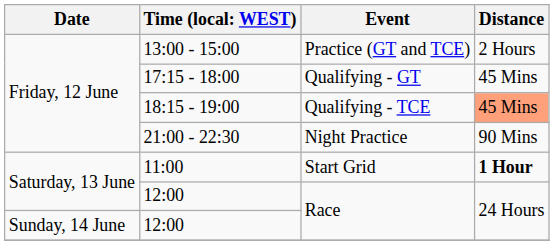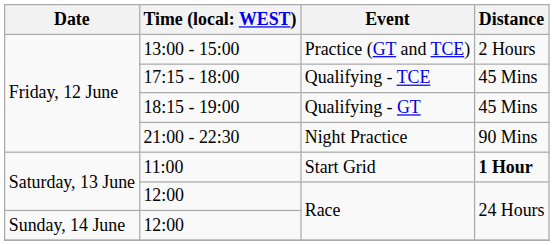(363, 78) Qualifying - GT -> (368, 78) Qualifying - TCE
(368, 107) Qualifying - TCE -> (363, 107) Qualifying - GT
(508, 107) lightsalmon background -> (508, 107) no background
